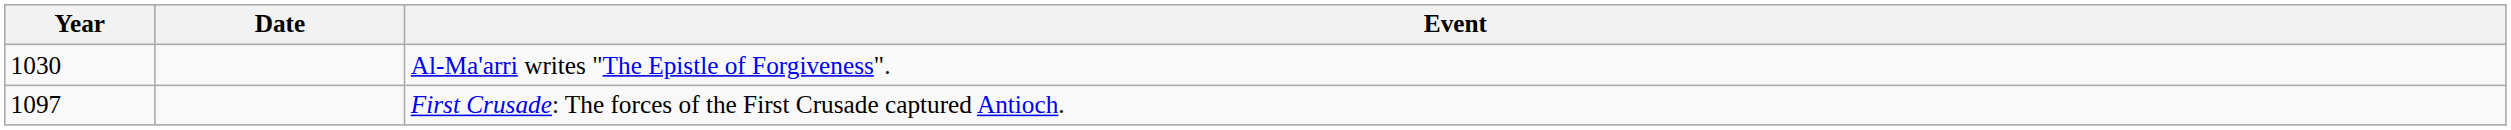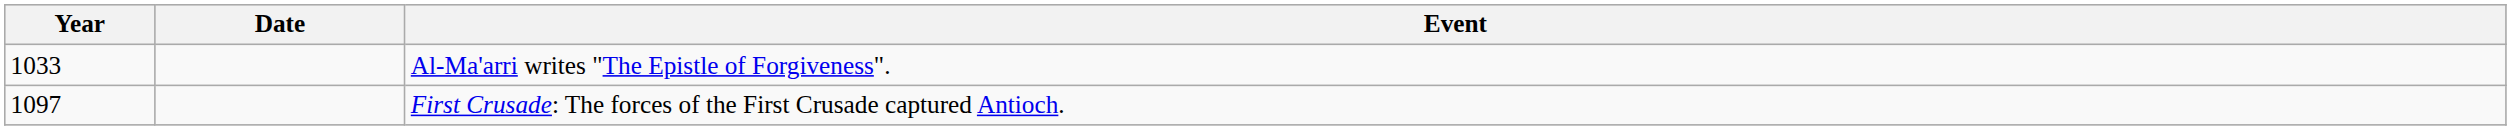(36, 64) 1030 -> (36, 64) 1033
